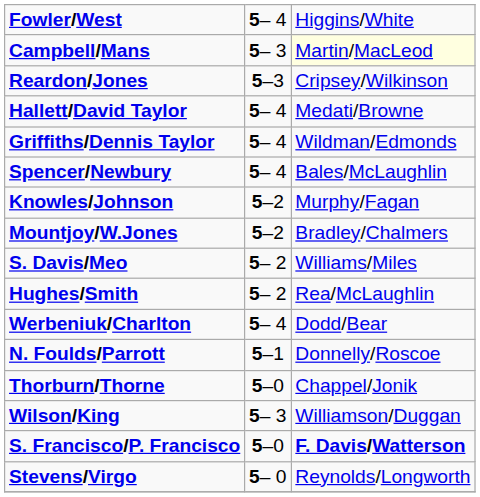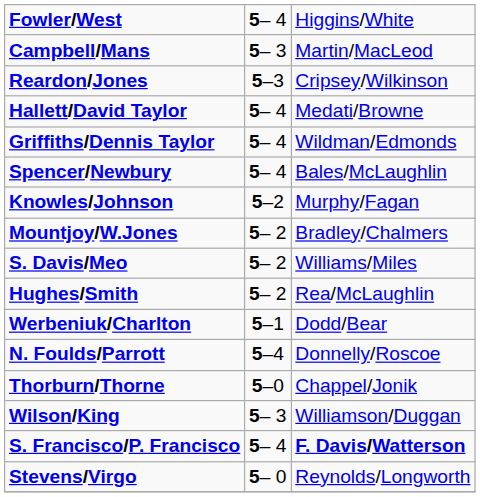(364, 50) lightyellow background -> (364, 50) no background
(268, 232) 5–2 -> (268, 232) 5– 2
(268, 324) 5– 4 -> (268, 324) 5–1
(268, 354) 5–1 -> (268, 354) 5–4
(268, 446) 5–0 -> (268, 446) 5– 4
